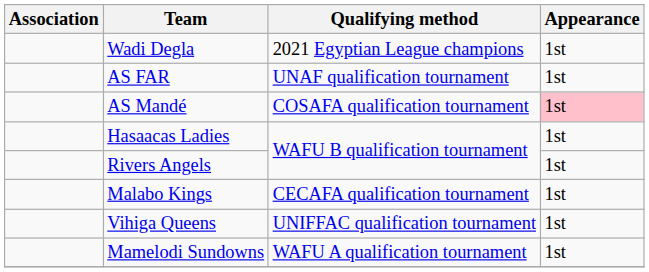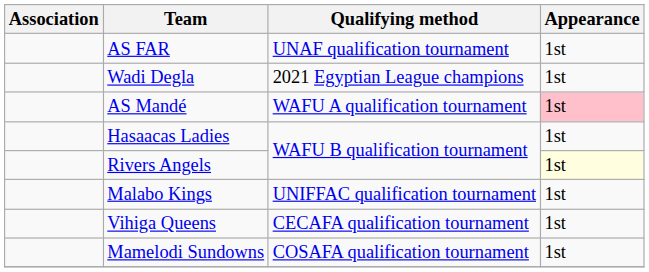rows swapped: (151, 48) <-> (139, 77)
(401, 106) COSAFA qualification tournament -> (400, 106) WAFU A qualification tournament
(555, 164) no background -> (555, 164) lightyellow background
(401, 194) CECAFA qualification tournament -> (404, 194) UNIFFAC qualification tournament
(404, 223) UNIFFAC qualification tournament -> (401, 223) CECAFA qualification tournament
(400, 252) WAFU A qualification tournament -> (401, 252) COSAFA qualification tournament
